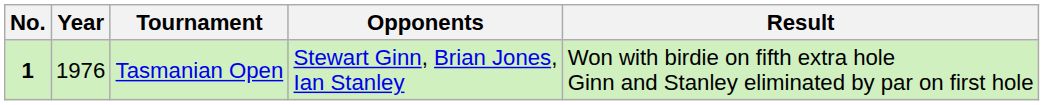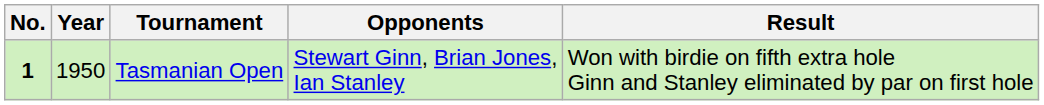(81, 70) 1976 -> (81, 70) 1950
